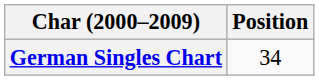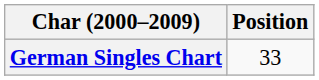(270, 57) 34 -> (270, 57) 33
